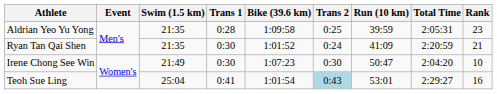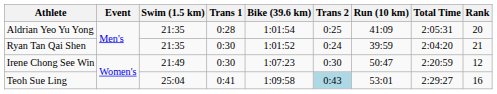(279, 30) 1:09:58 -> (279, 30) 1:01:54
(381, 30) 39:59 -> (381, 30) 41:09
(478, 30) 23 -> (478, 30) 20
(381, 47) 41:09 -> (381, 47) 39:59
(437, 47) 2:20:59 -> (437, 47) 2:04:20
(437, 63) 2:04:20 -> (437, 63) 2:20:59
(478, 63) 10 -> (478, 63) 12
(279, 80) 1:01:54 -> (279, 80) 1:09:58
